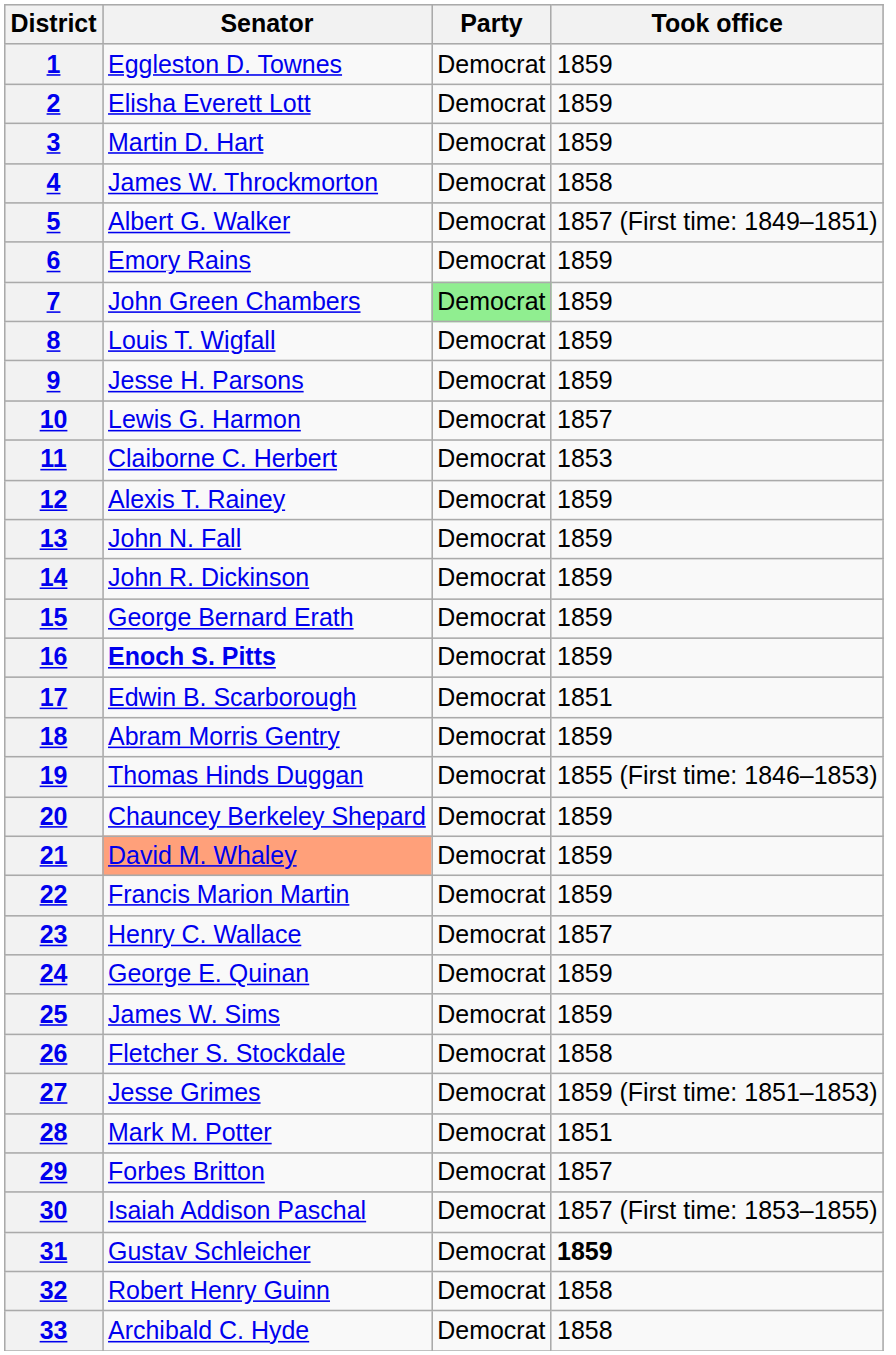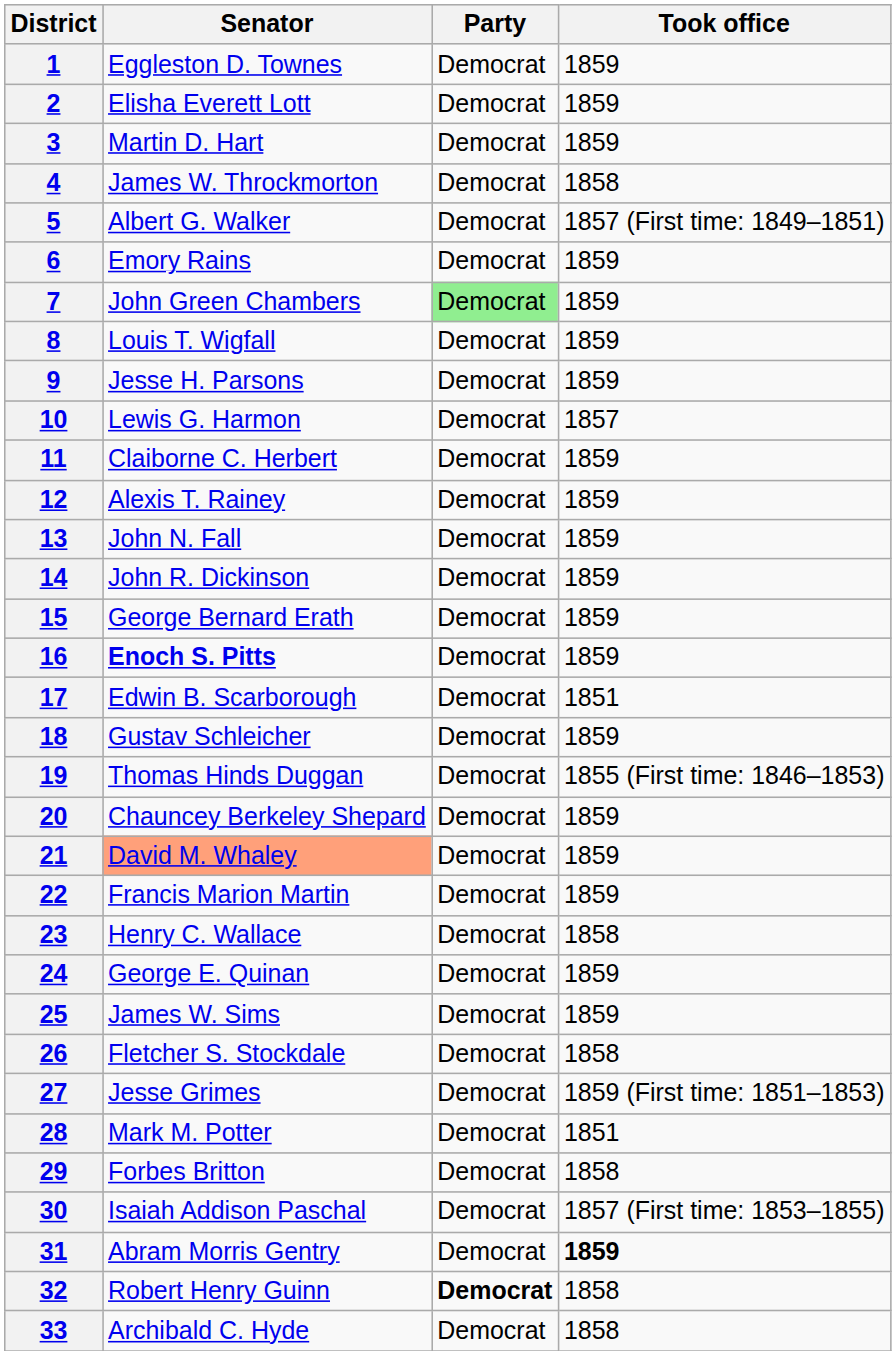(585, 459) 1853 -> (592, 459) 1859
(224, 736) Abram Morris Gentry -> (209, 736) Gustav Schleicher
(585, 934) 1857 -> (592, 934) 1858
(585, 1172) 1857 -> (592, 1172) 1858
(209, 1251) Gustav Schleicher -> (224, 1251) Abram Morris Gentry
(491, 1291) normal -> (495, 1291) bold
